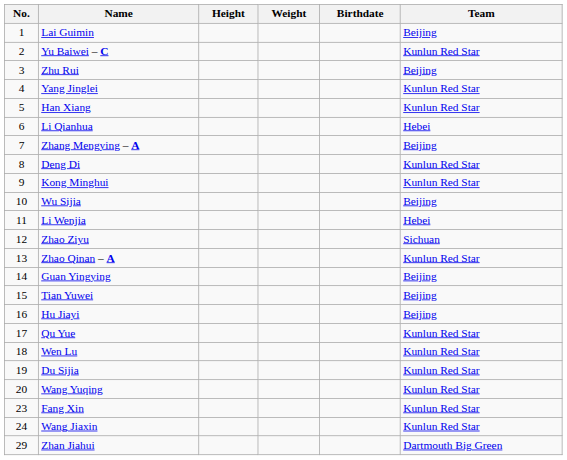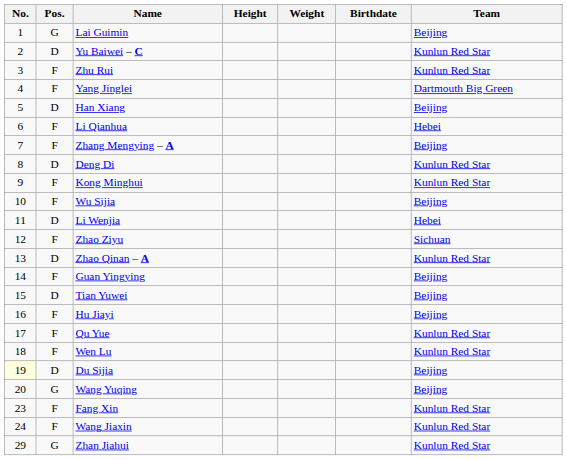+ column: (55, 14)
(420, 70) Beijing -> (452, 70) Kunlun Red Star
(441, 89) Kunlun Red Star -> (463, 89) Dartmouth Big Green
(441, 108) Kunlun Red Star -> (431, 108) Beijing
(21, 370) no background -> (20, 370) lightyellow background
(441, 370) Kunlun Red Star -> (431, 370) Beijing
(441, 389) Kunlun Red Star -> (431, 389) Beijing
(453, 445) Dartmouth Big Green -> (452, 445) Kunlun Red Star
